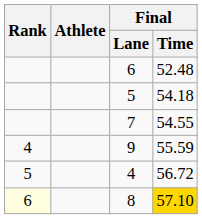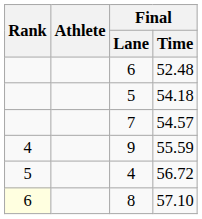(175, 122) 54.55 -> (175, 122) 54.57
(175, 200) gold background -> (175, 200) no background
